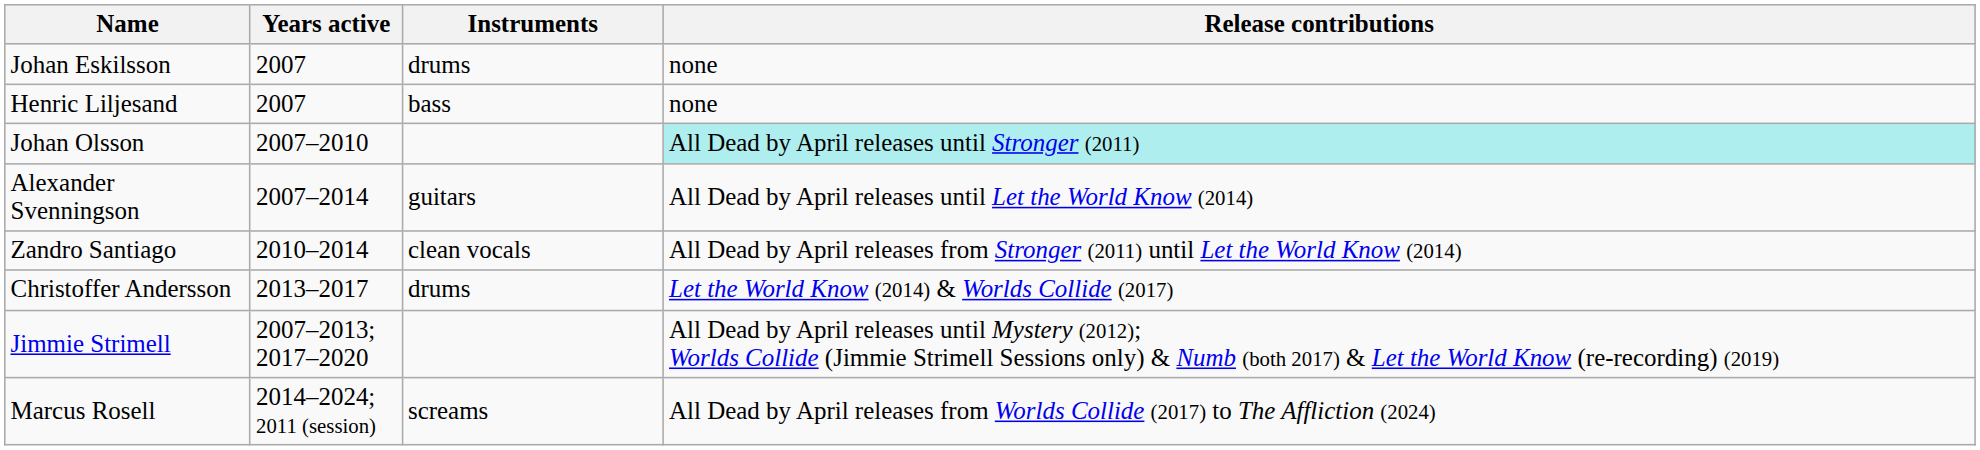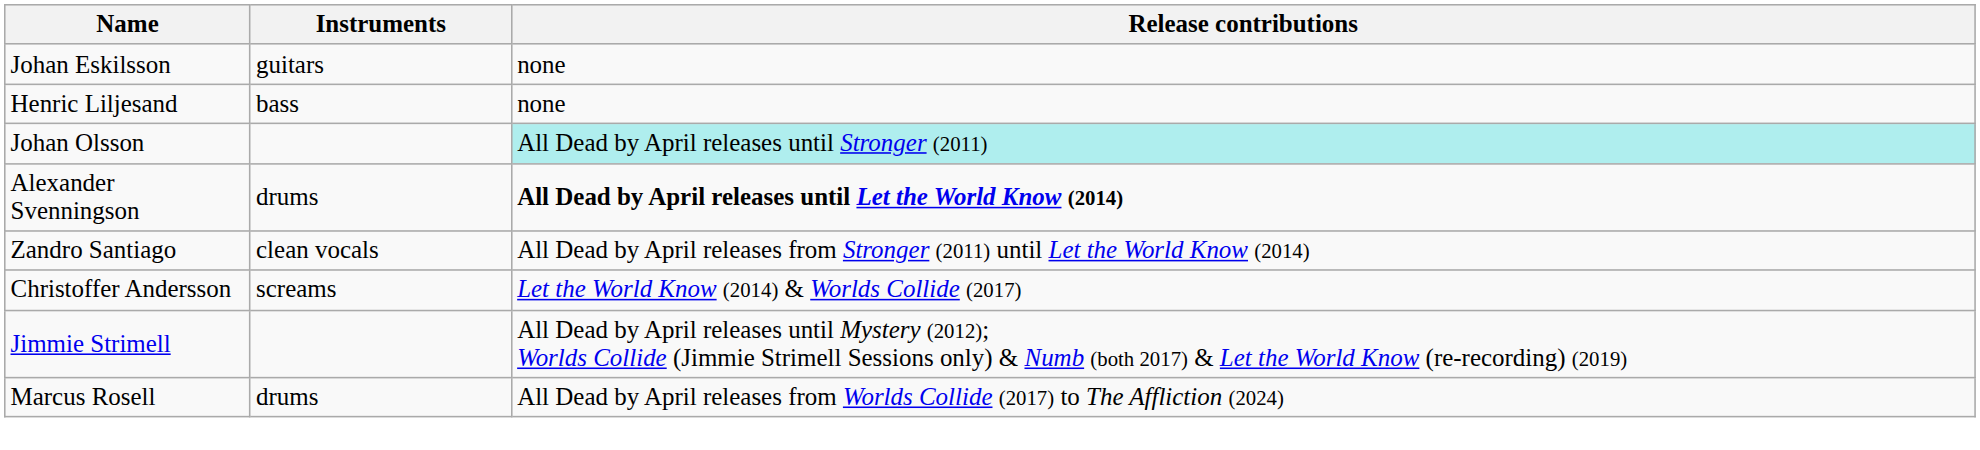- column: (326, 24)
(439, 63) drums -> (290, 63) guitars
(442, 196) guitars -> (287, 196) drums
(961, 196) normal -> (820, 196) bold
(439, 289) drums -> (296, 289) screams
(448, 411) screams -> (287, 397) drums
